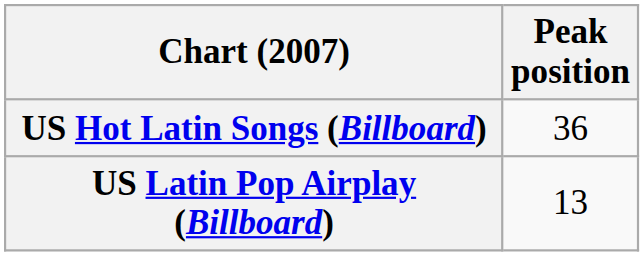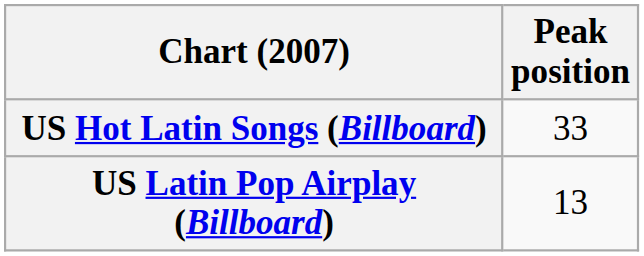(571, 127) 36 -> (571, 127) 33
